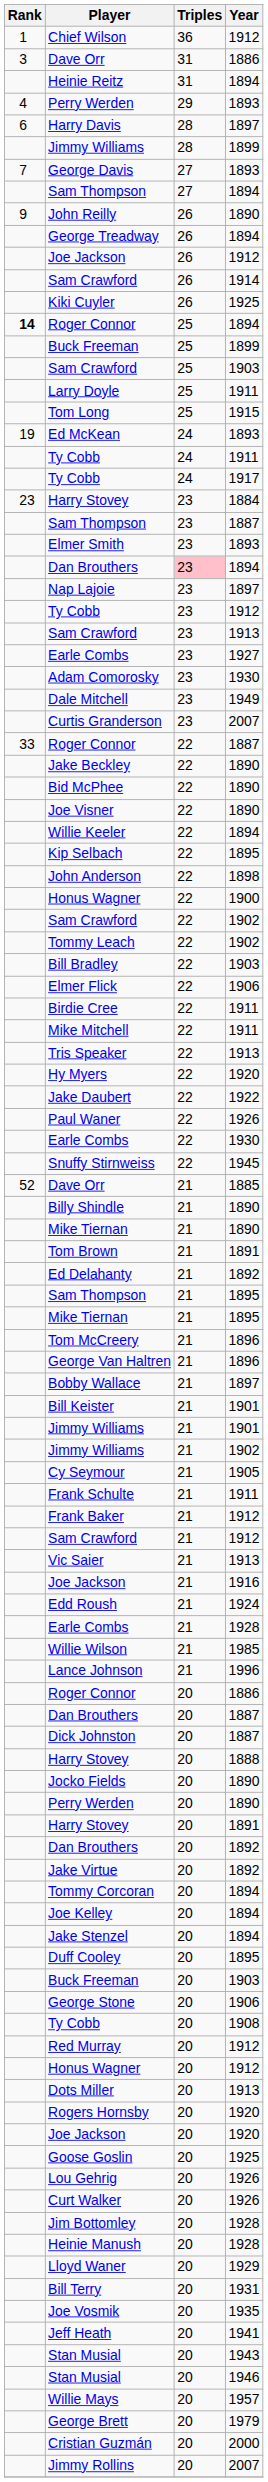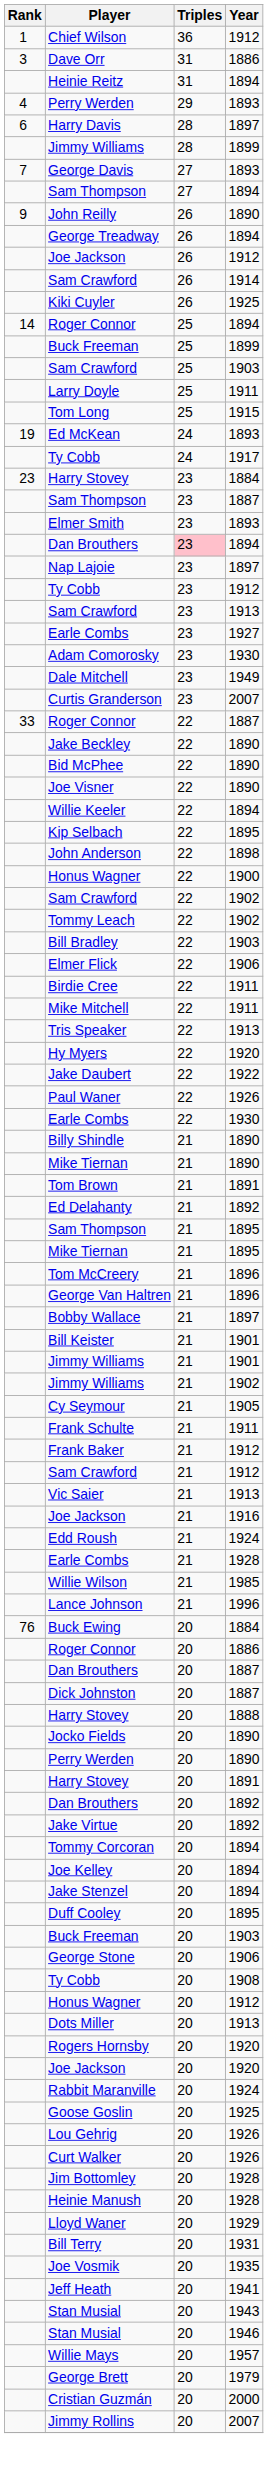(21, 324) bold -> (21, 324) normal
- row: (74, 457)
- row: (101, 1163)
- row: (76, 1185)
+ row: (84, 1627)
- row: (84, 2046)
+ row: (102, 2090)
